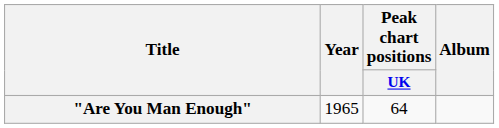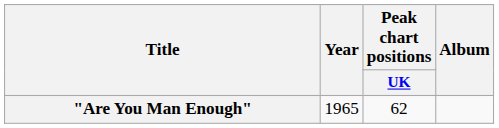(399, 109) 64 -> (399, 109) 62
